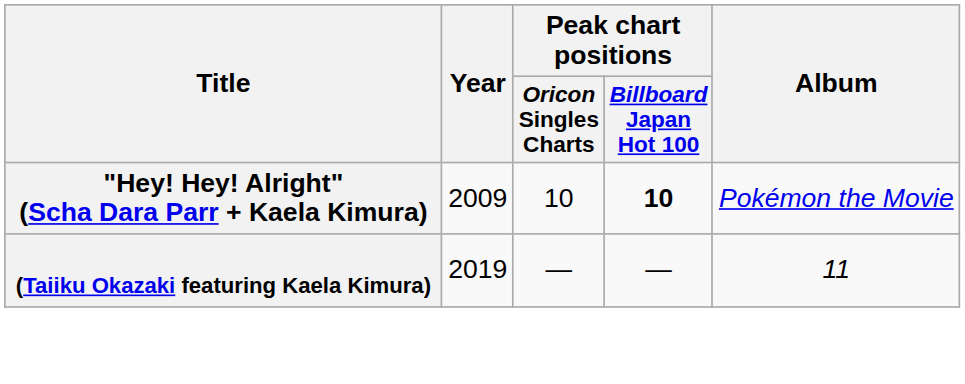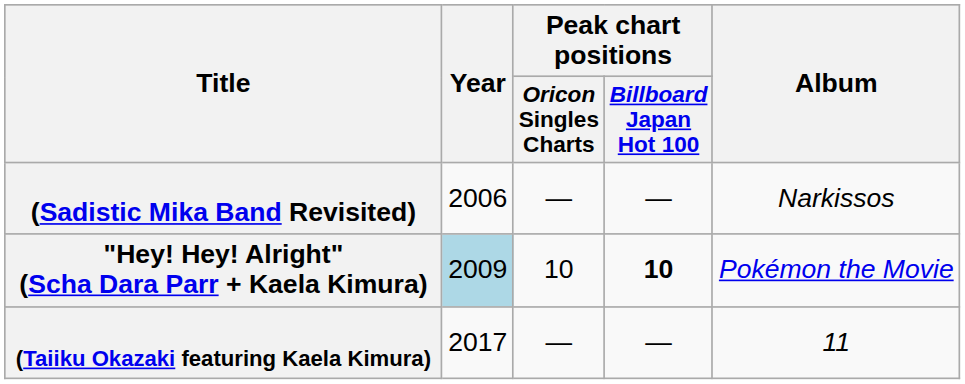+ row: (223, 212)
(478, 197) no background -> (478, 269) lightblue background
(478, 269) 2019 -> (478, 341) 2017
